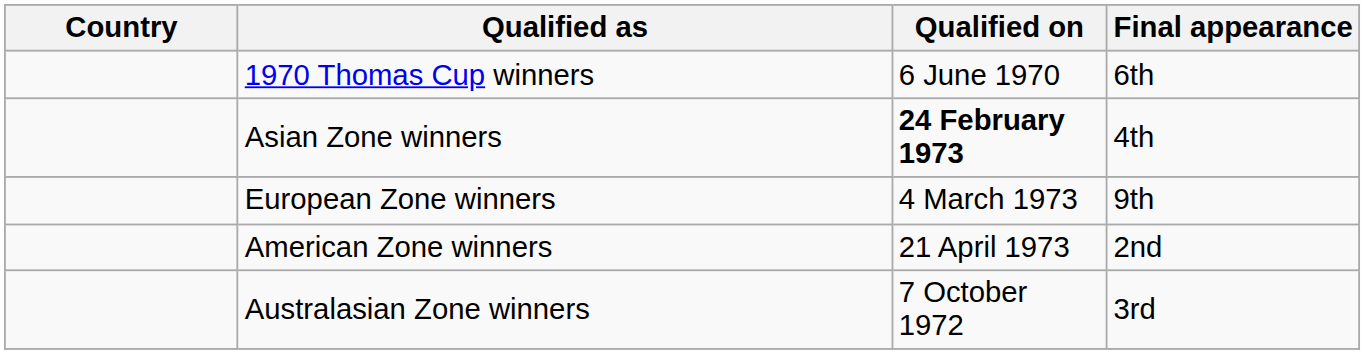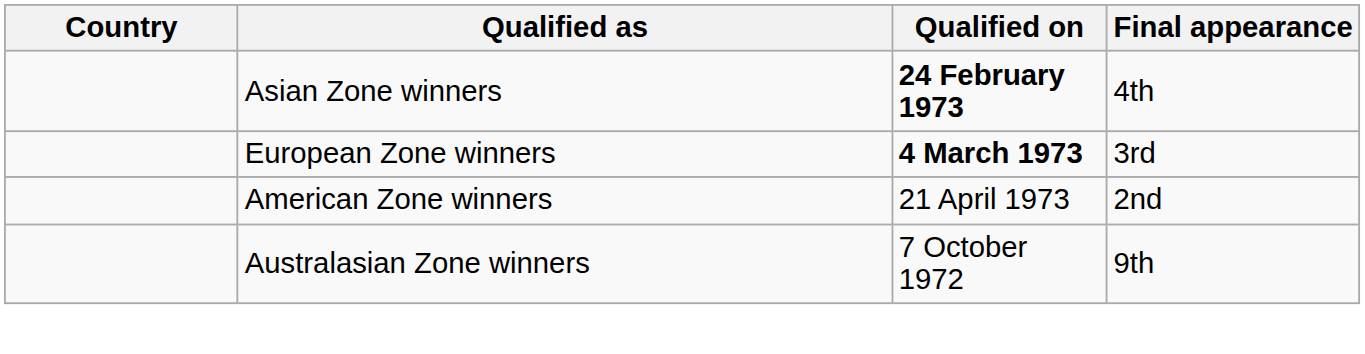- row: (419, 74)
(988, 199) normal -> (991, 153) bold
(1134, 199) 9th -> (1135, 153) 3rd
(1135, 309) 3rd -> (1134, 262) 9th
